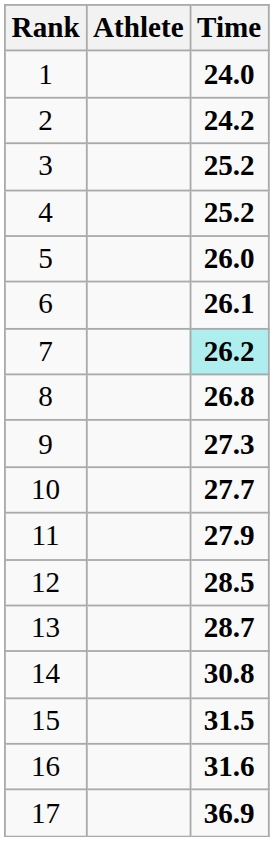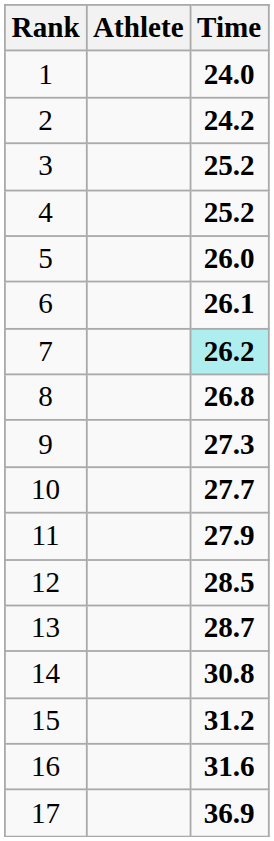(229, 720) 31.5 -> (229, 720) 31.2
